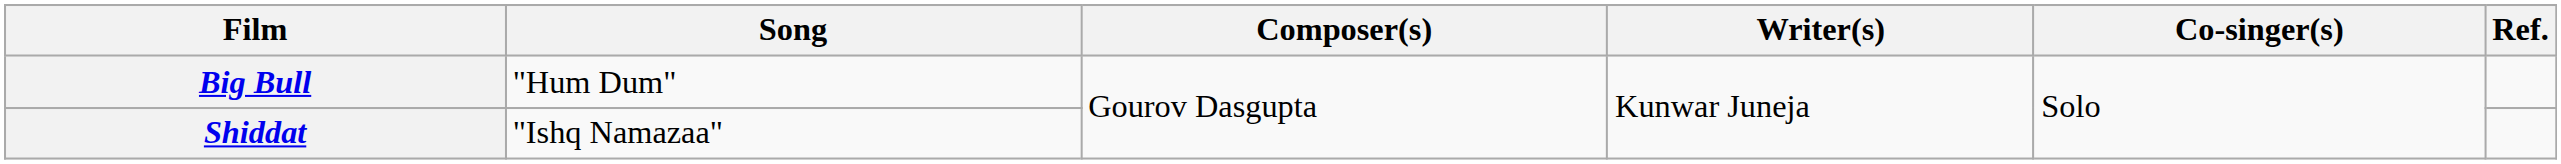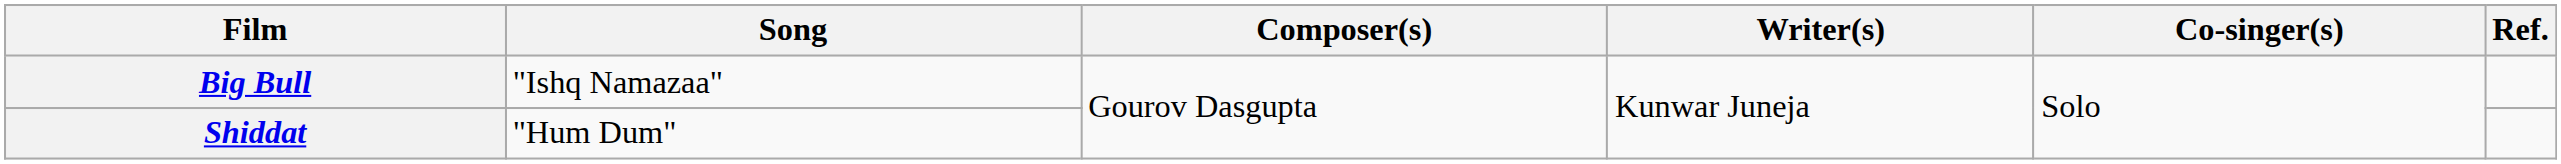(595, 81) "Hum Dum" -> (618, 81) "Ishq Namazaa"
(618, 132) "Ishq Namazaa" -> (595, 132) "Hum Dum"
